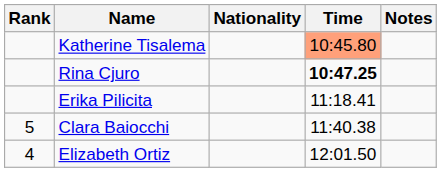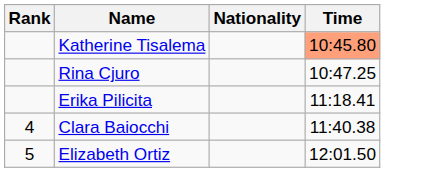- column: (409, 18)
(343, 73) bold -> (343, 73) normal
(30, 127) 5 -> (30, 127) 4
(30, 154) 4 -> (30, 154) 5
